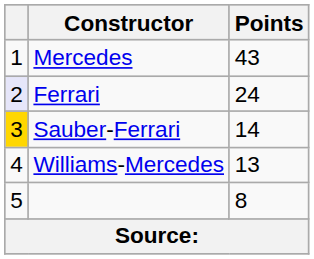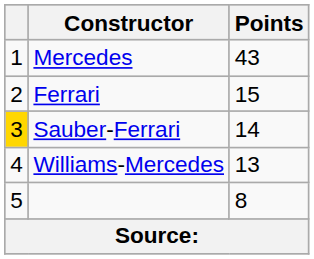(16, 93) lavender background -> (16, 93) no background
(247, 93) 24 -> (247, 93) 15
